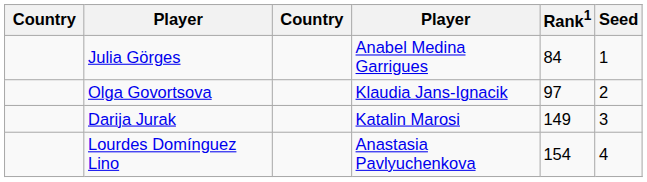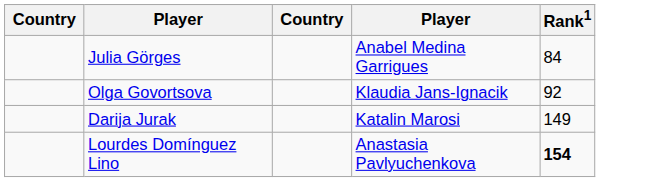- column: (619, 19)
(553, 92) 97 -> (553, 92) 92
(557, 154) normal -> (557, 154) bold
